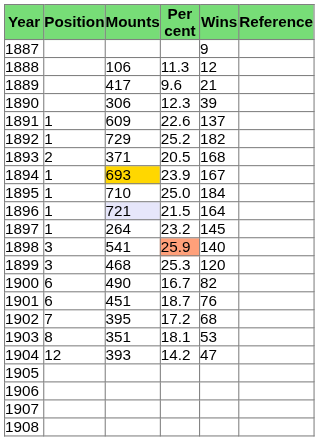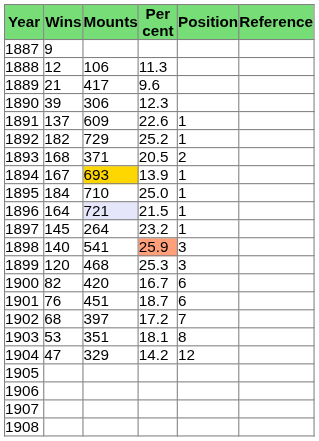columns swapped: (219, 22) <-> (74, 22)
(176, 175) 23.9 -> (154, 175) 13.9
(118, 283) 490 -> (96, 283) 420
(118, 319) 395 -> (96, 319) 397
(118, 355) 393 -> (96, 355) 329
